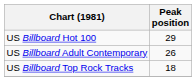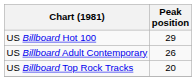(170, 68) 18 -> (170, 68) 20
